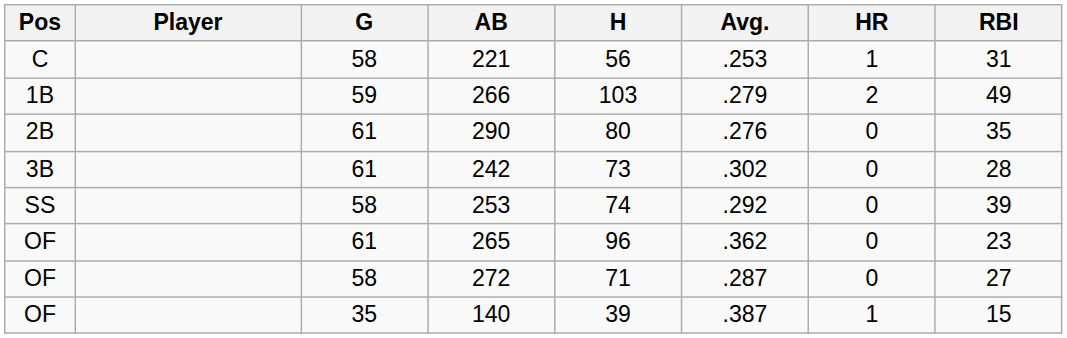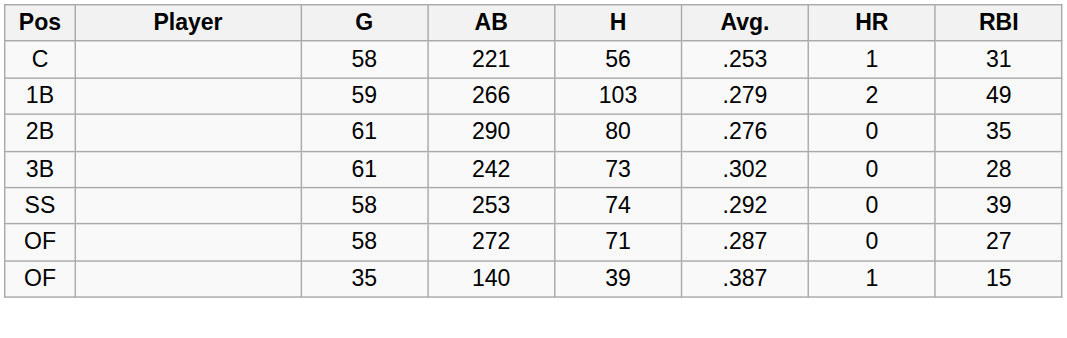- row: (491, 242)
